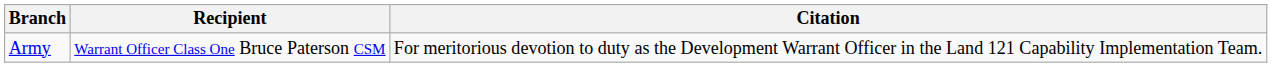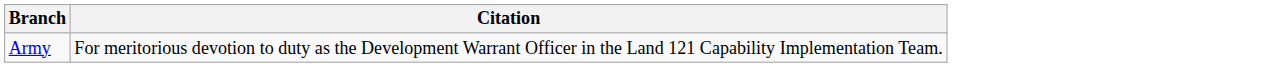- column: (230, 18)
